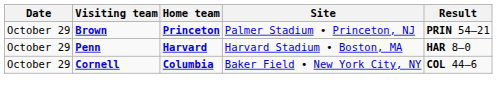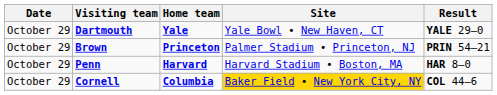+ row: (104, 30)
(323, 64) no background -> (323, 82) gold background
